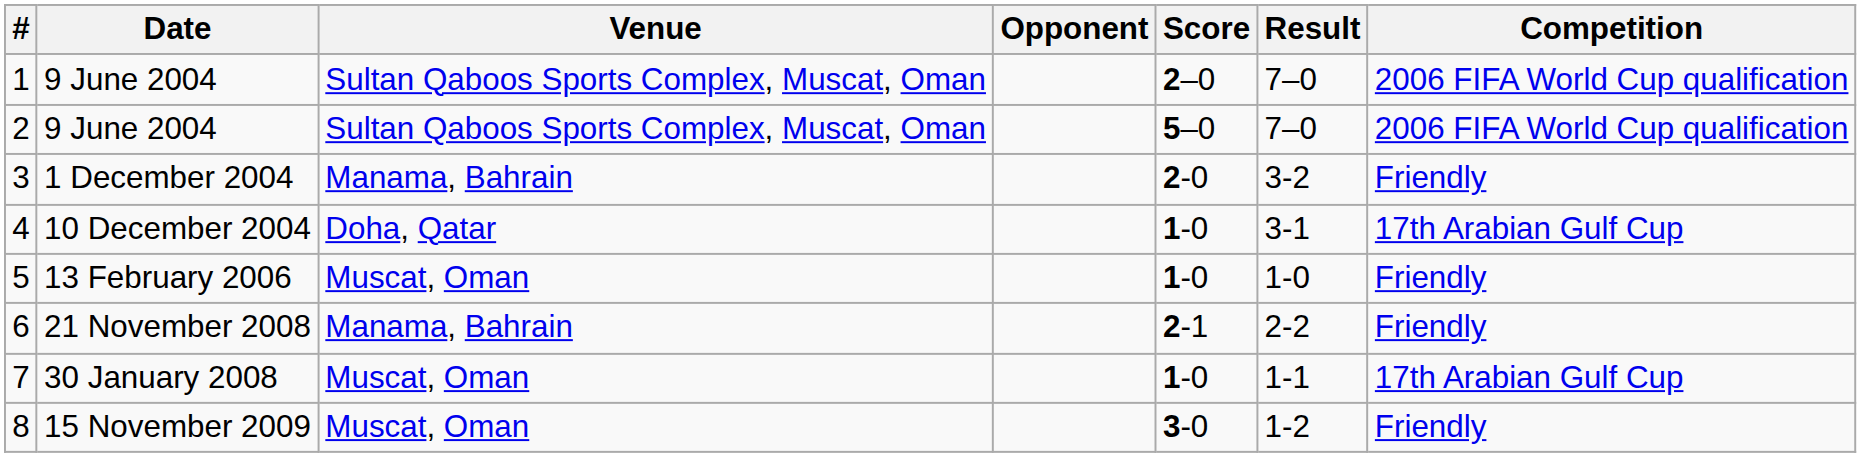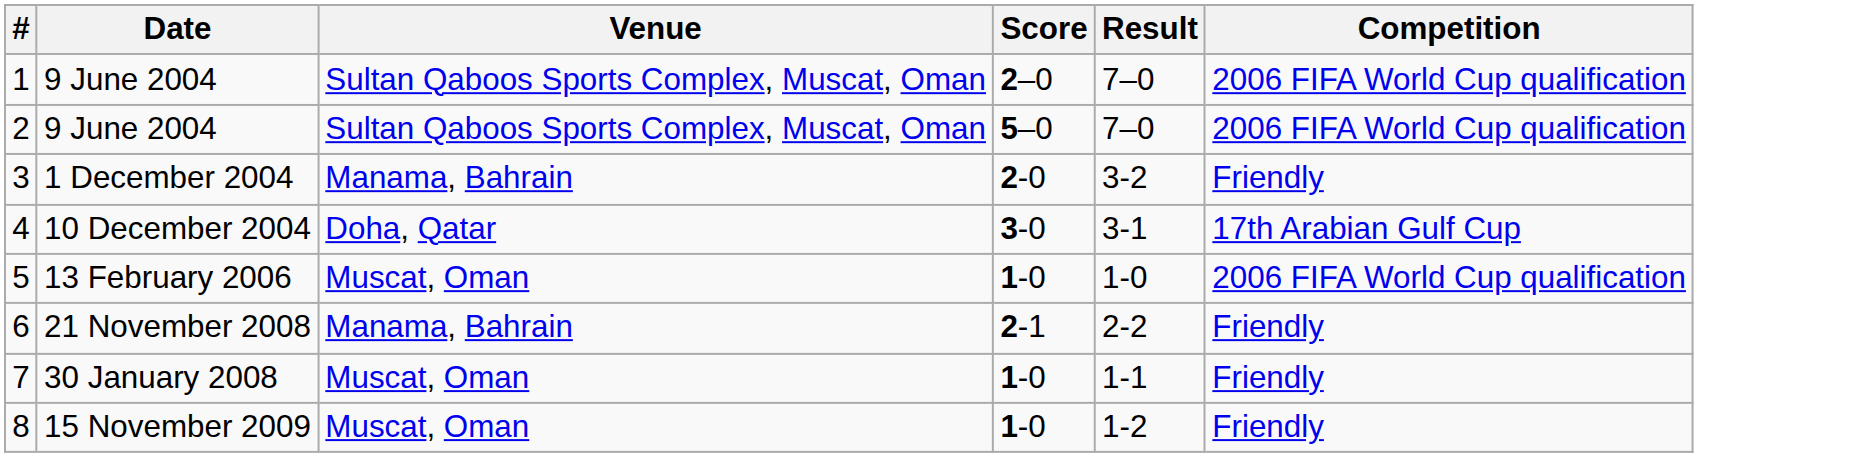- column: (1074, 29)
(1186, 228) 1-0 -> (1023, 228) 3-0
(1431, 278) Friendly -> (1449, 278) 2006 FIFA World Cup qualification
(1529, 377) 17th Arabian Gulf Cup -> (1268, 377) Friendly
(1186, 427) 3-0 -> (1023, 427) 1-0
